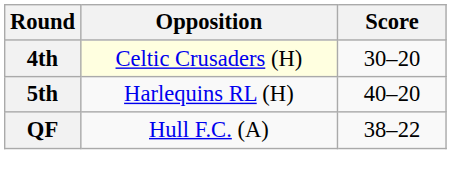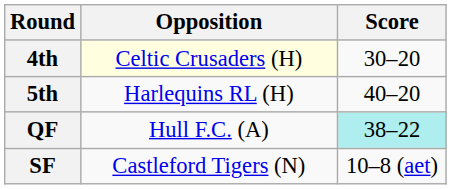(392, 129) no background -> (392, 129) paleturquoise background
+ row: (42, 165)
